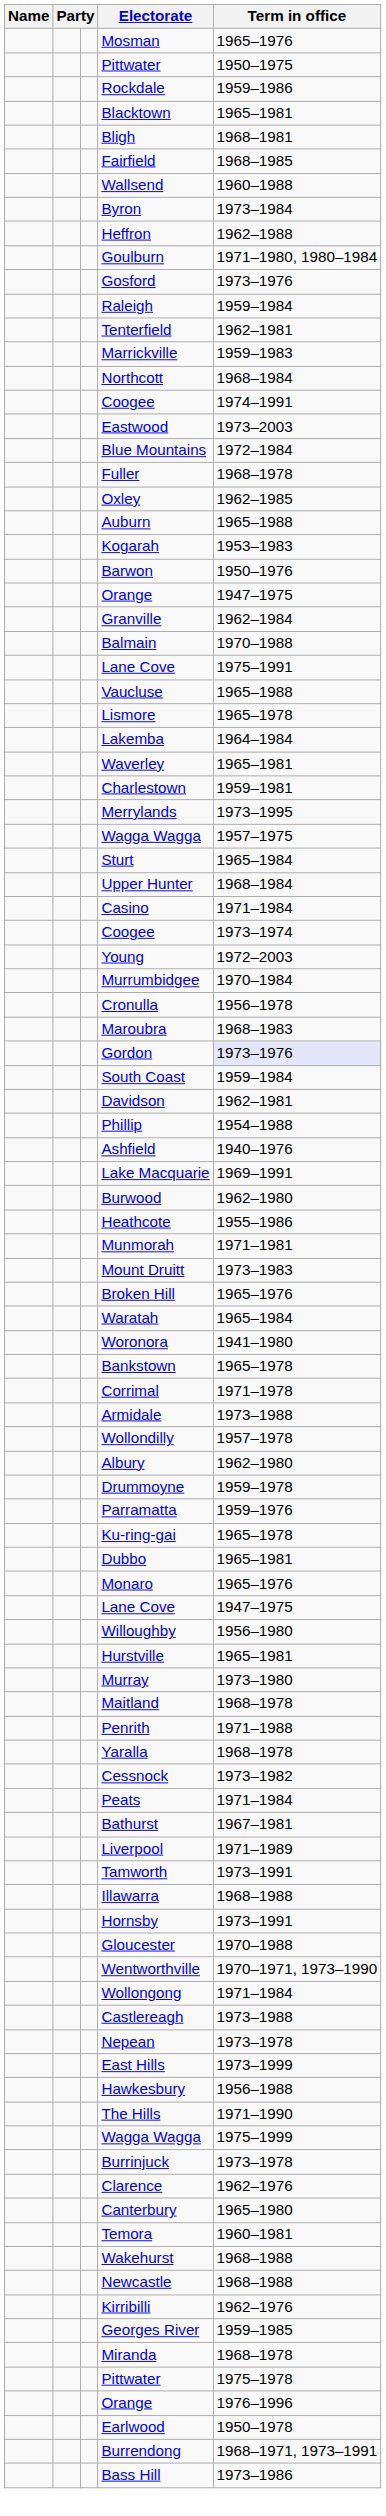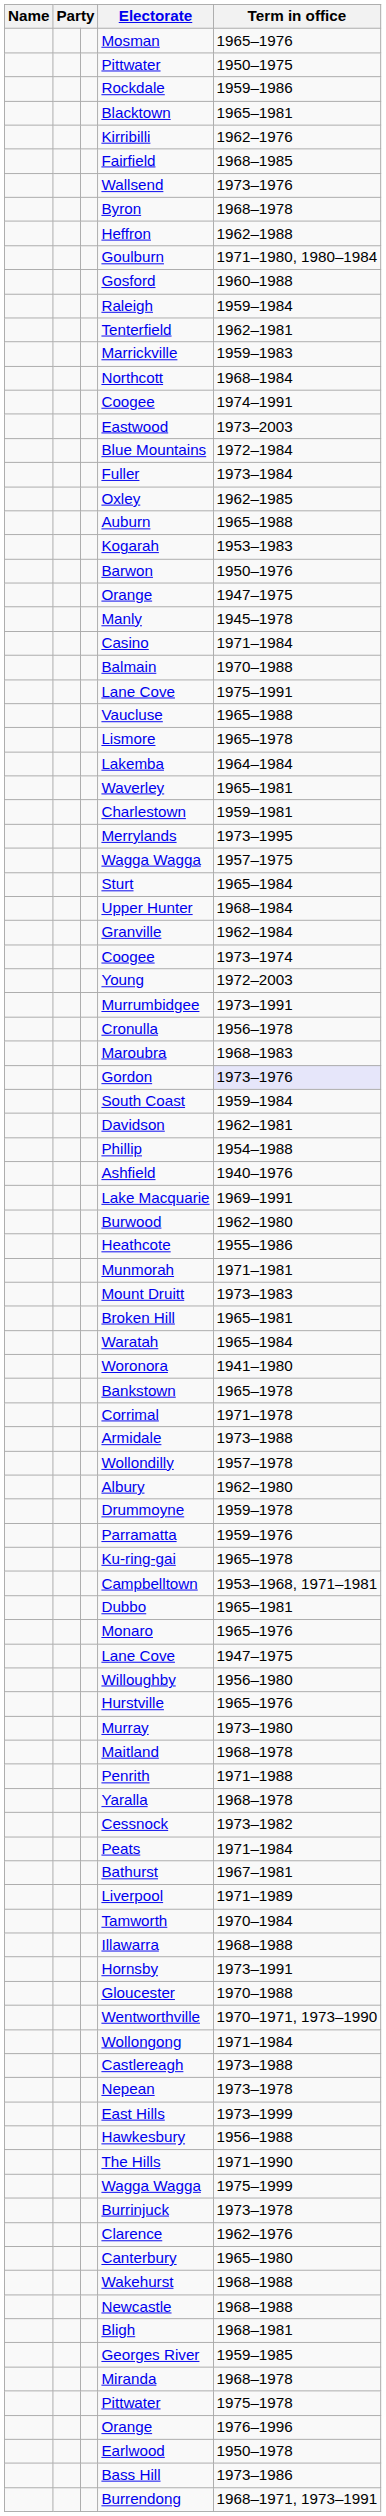rows swapped: (29, 137) <-> (29, 2307)
(255, 185) 1960–1988 -> (255, 185) 1973–1976
(255, 209) 1973–1984 -> (255, 209) 1968–1978
(255, 281) 1973–1976 -> (255, 281) 1960–1988
(255, 474) 1968–1978 -> (255, 474) 1973–1984
+ row: (29, 619)
rows swapped: (29, 908) <-> (29, 619)
(255, 980) 1970–1984 -> (255, 1004) 1973–1991
(255, 1294) 1965–1976 -> (255, 1318) 1965–1981
+ row: (29, 1583)
(255, 1655) 1965–1981 -> (255, 1703) 1965–1976
(255, 1872) 1973–1991 -> (255, 1920) 1970–1984
- row: (29, 2234)
rows swapped: (29, 2451) <-> (29, 2475)
